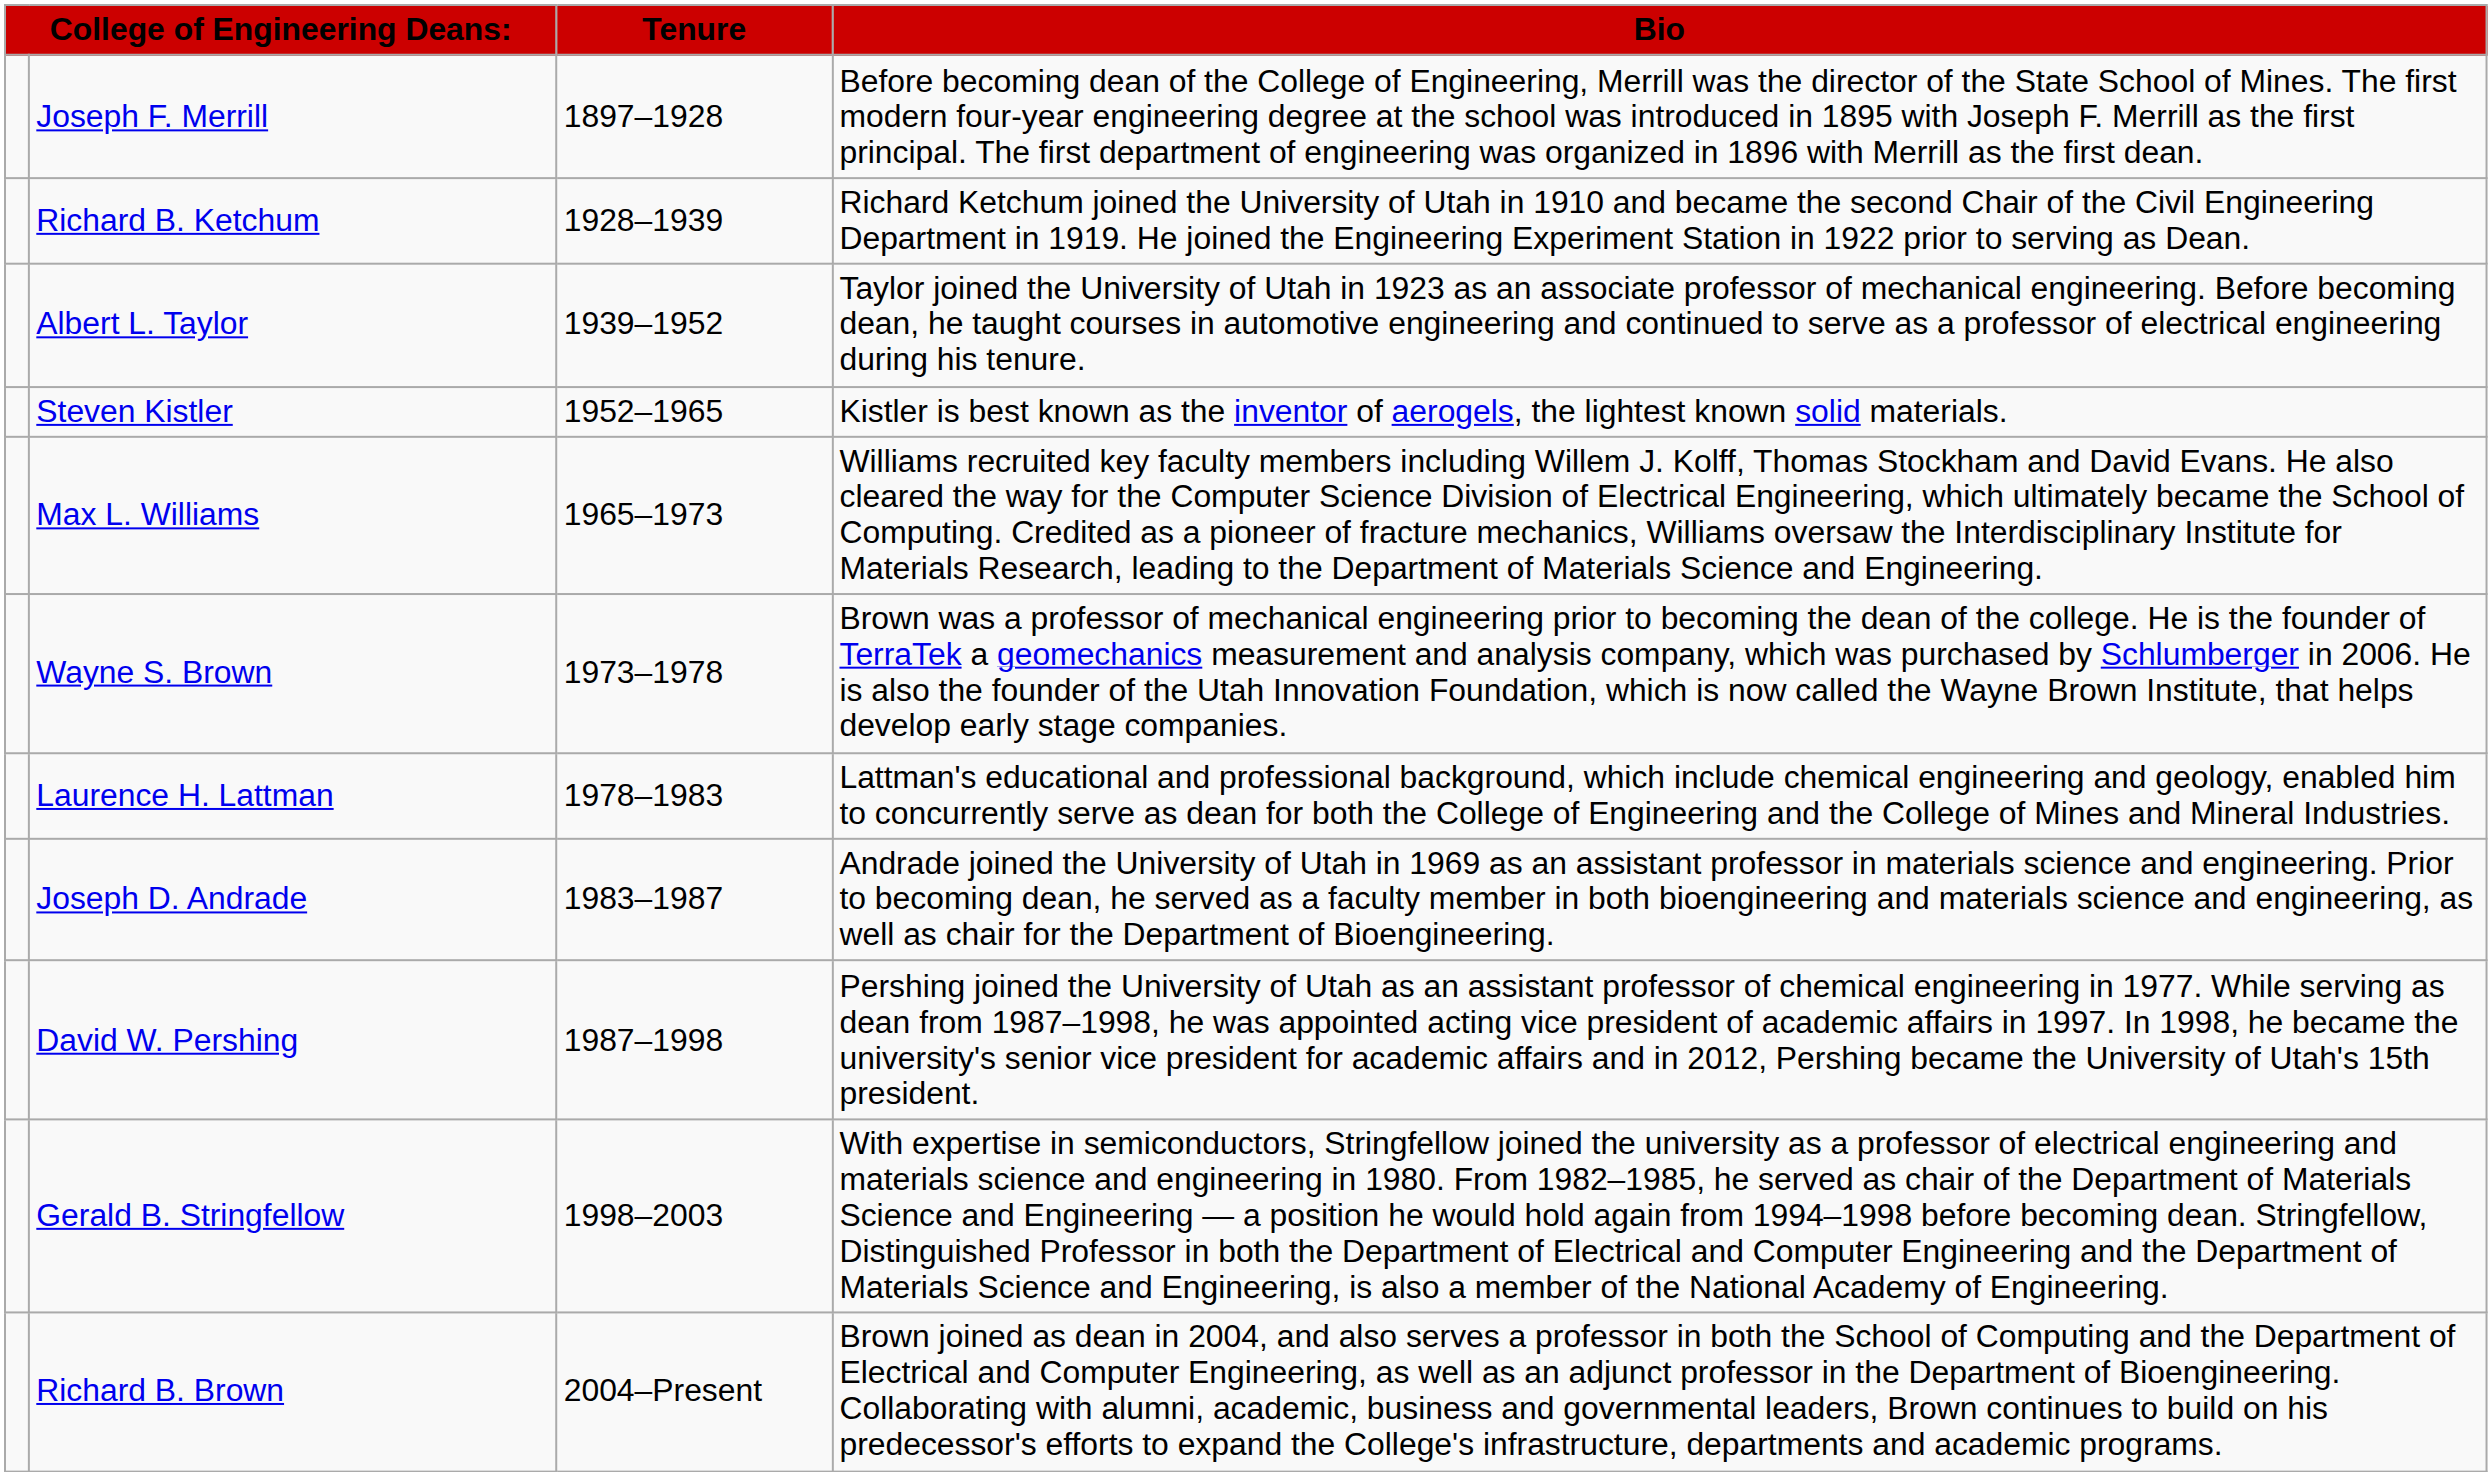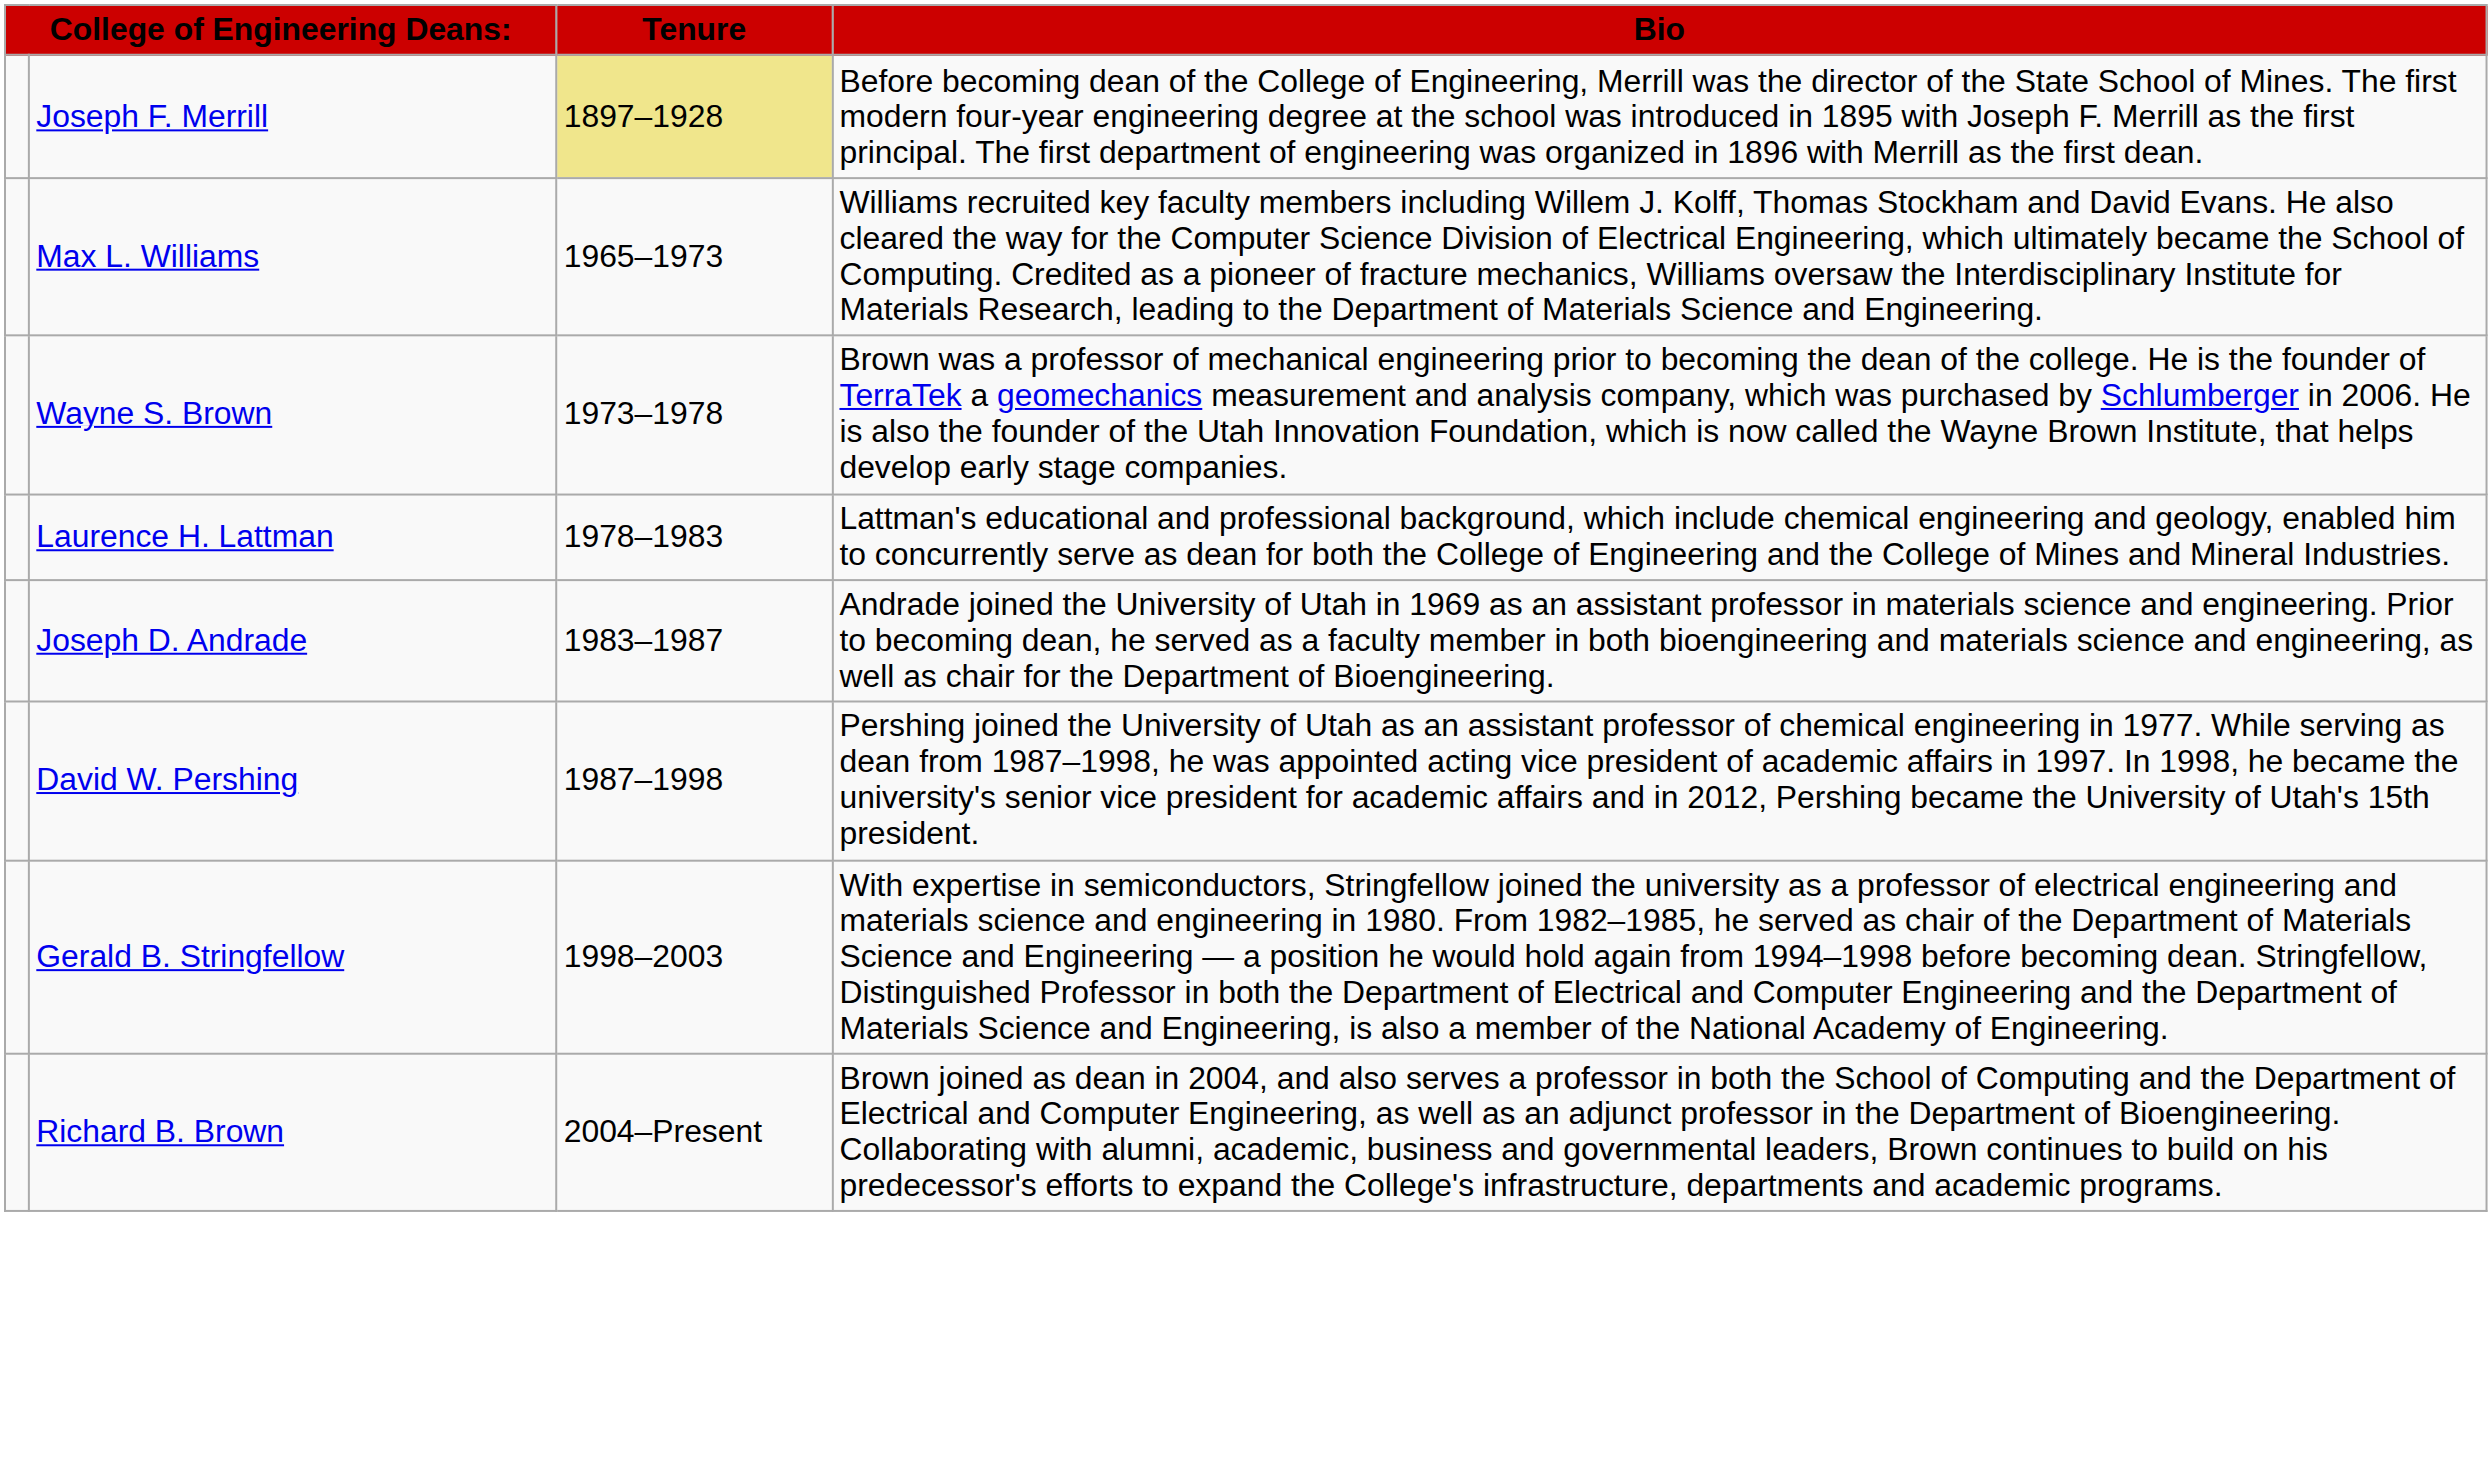(643, 116) no background -> (643, 116) khaki background
- row: (178, 220)
- row: (142, 324)
- row: (135, 410)
